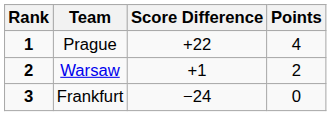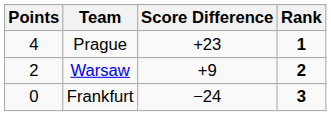columns swapped: (29, 17) <-> (296, 17)
(197, 44) +22 -> (207, 44) +23
(197, 70) +1 -> (207, 70) +9
